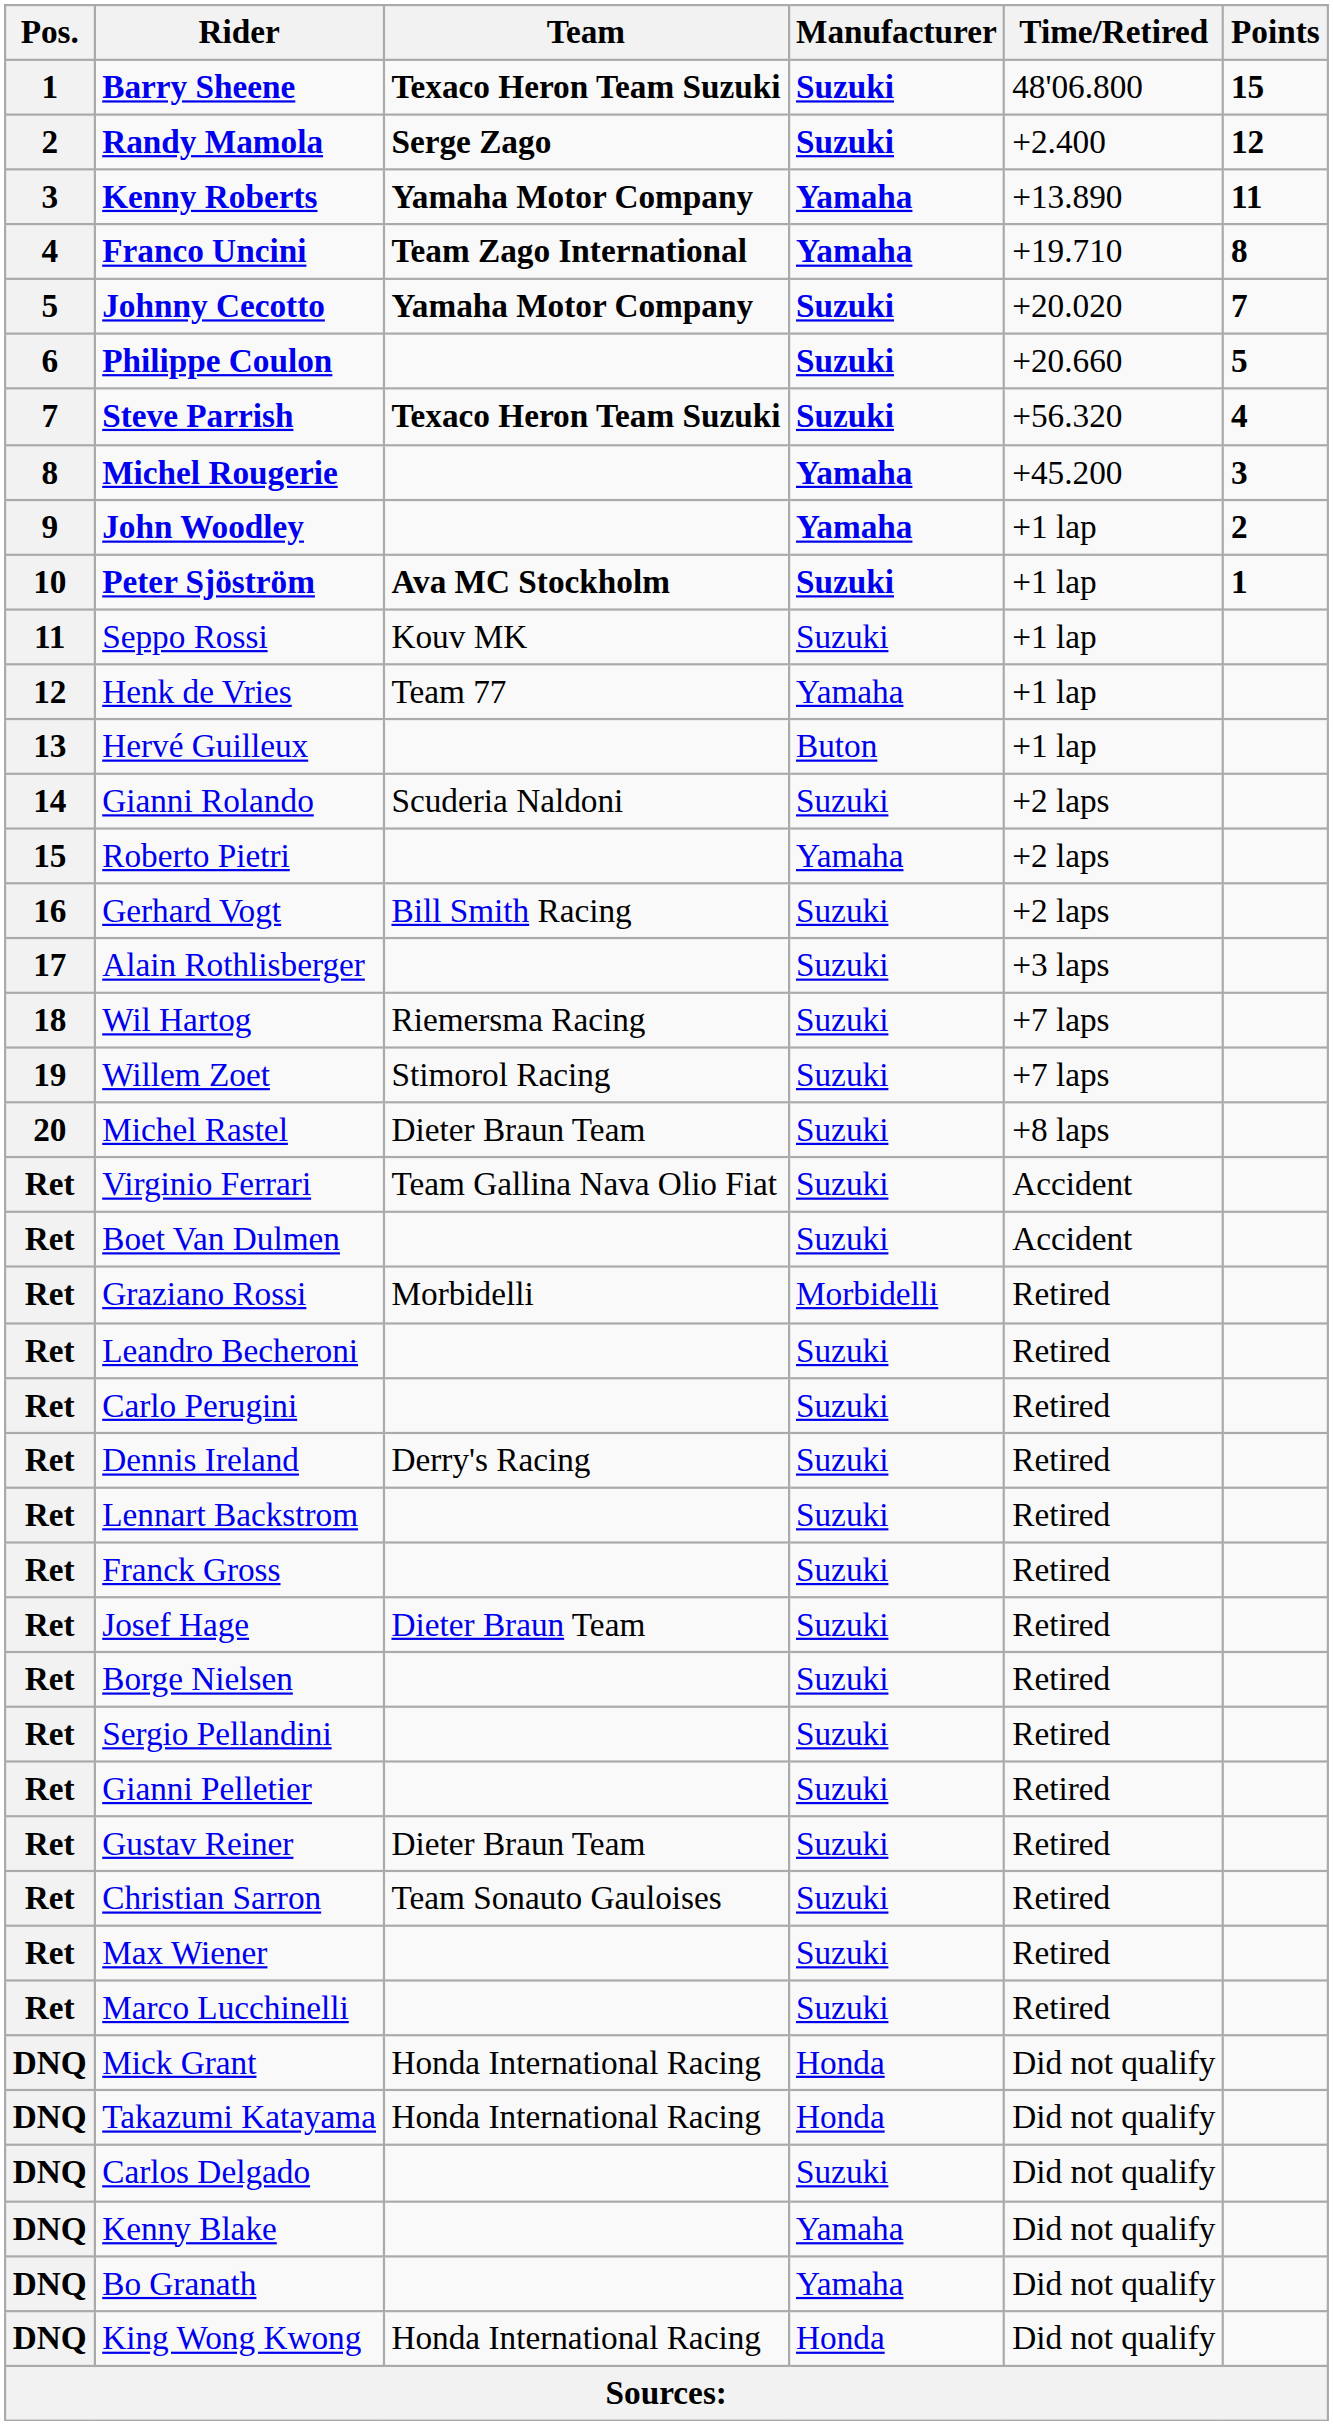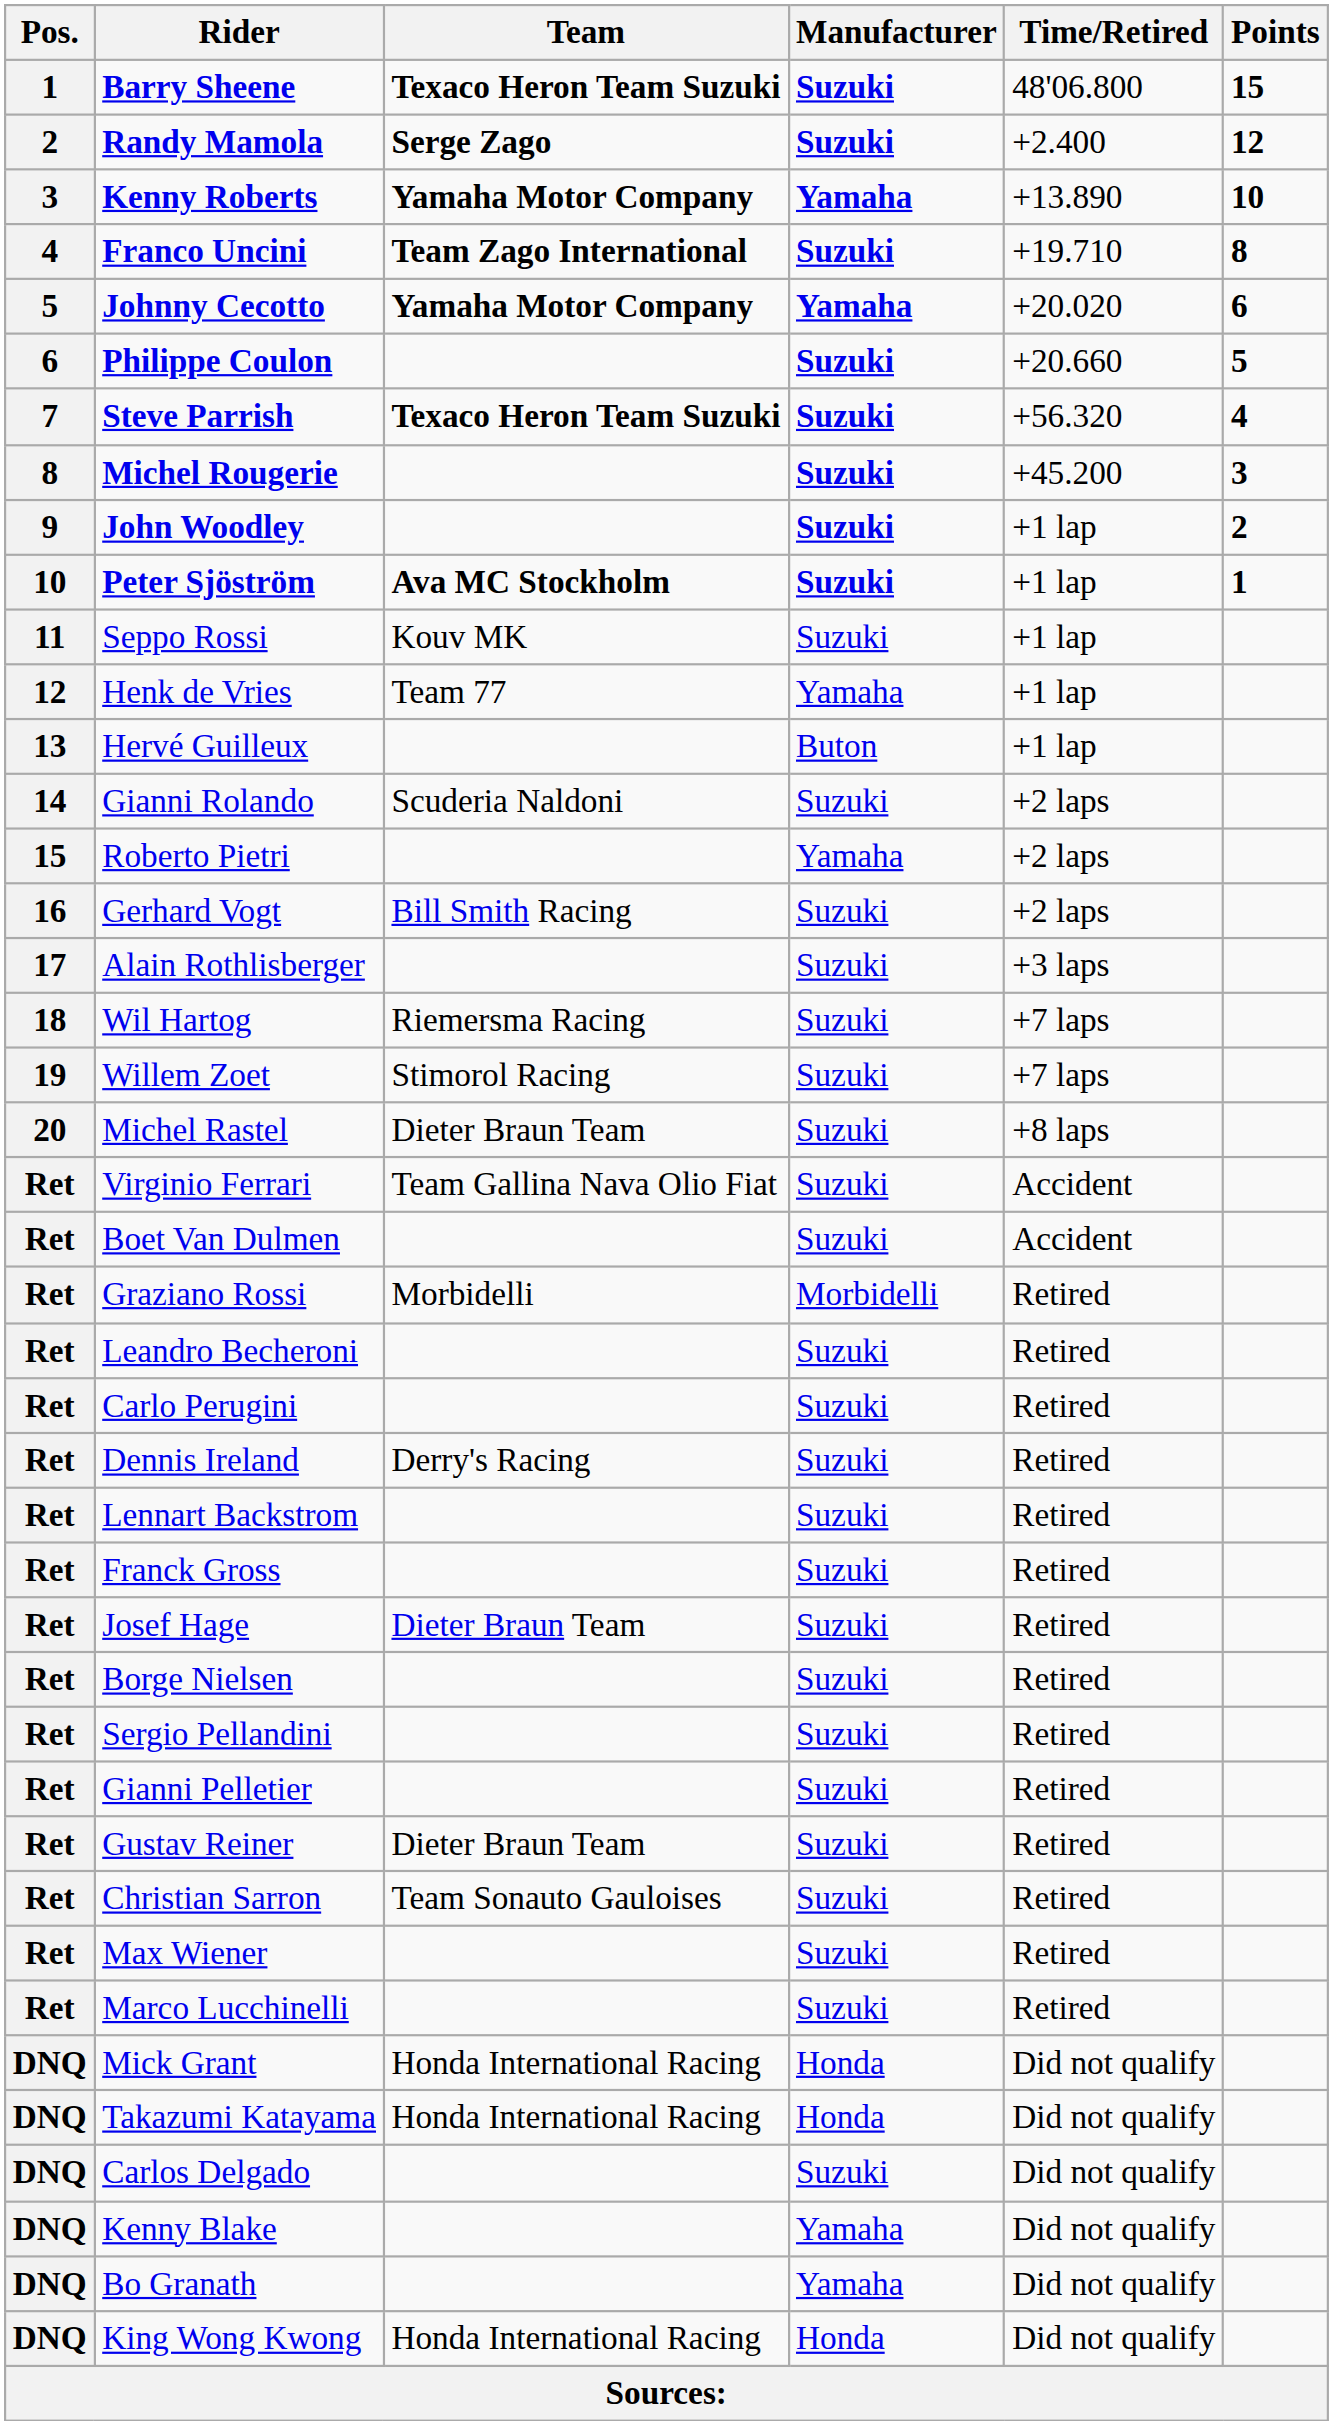(1247, 196) 11 -> (1248, 196) 10
(854, 251) Yamaha -> (845, 251) Suzuki
(845, 306) Suzuki -> (854, 306) Yamaha
(1239, 306) 7 -> (1239, 306) 6
(854, 471) Yamaha -> (845, 471) Suzuki
(854, 526) Yamaha -> (845, 526) Suzuki
